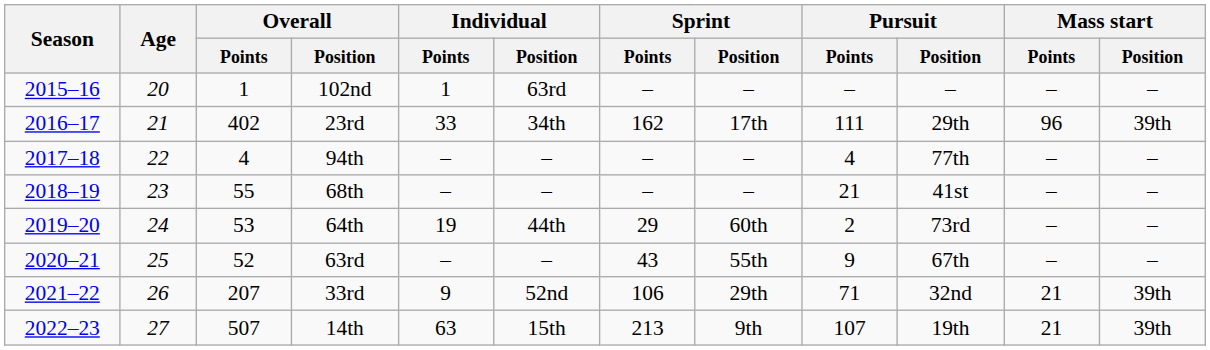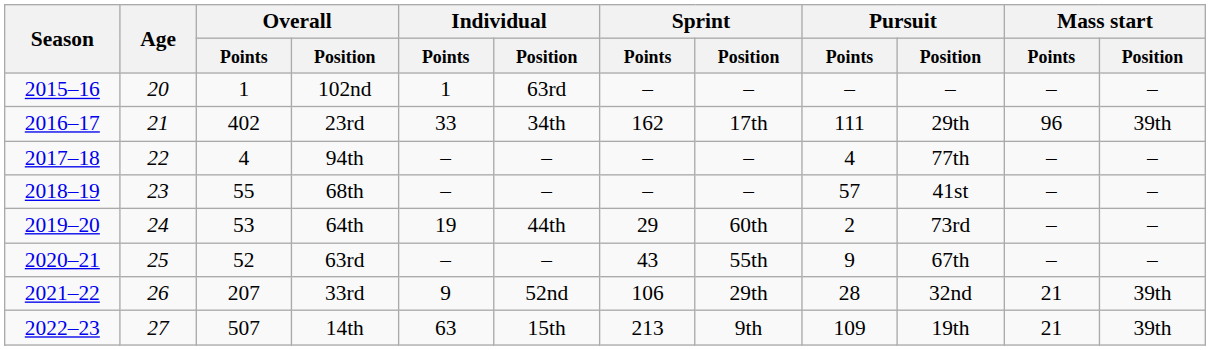(850, 191) 21 -> (850, 191) 57
(850, 293) 71 -> (850, 293) 28
(850, 327) 107 -> (850, 327) 109
